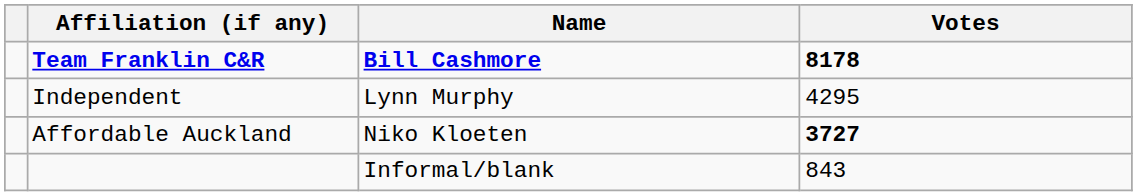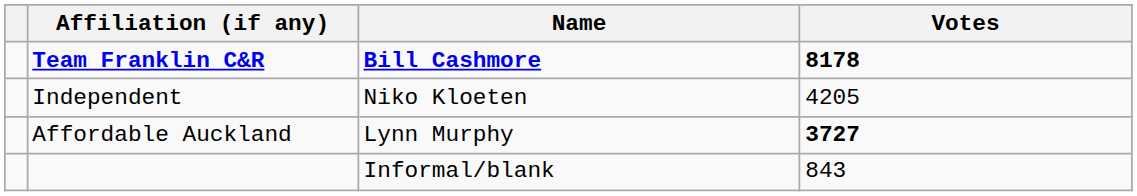(439, 98) Lynn Murphy -> (446, 98) Niko Kloeten
(833, 98) 4295 -> (833, 98) 4205
(446, 135) Niko Kloeten -> (439, 135) Lynn Murphy
